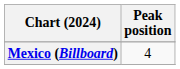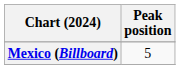(148, 53) 4 -> (148, 53) 5
